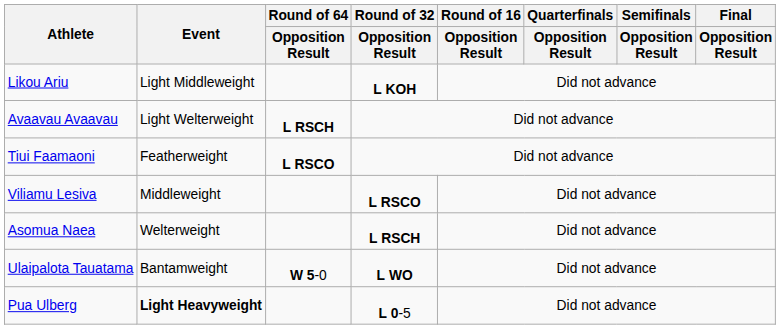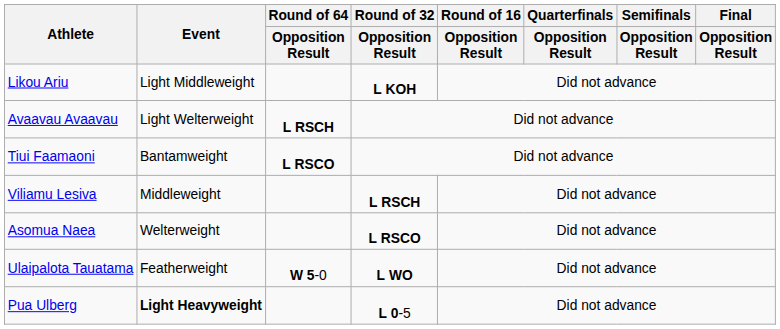(184, 157) Featherweight -> (184, 157) Bantamweight
(395, 202) L RSCO -> (395, 202) L RSCH
(395, 239) L RSCH -> (395, 239) L RSCO
(184, 269) Bantamweight -> (184, 269) Featherweight
